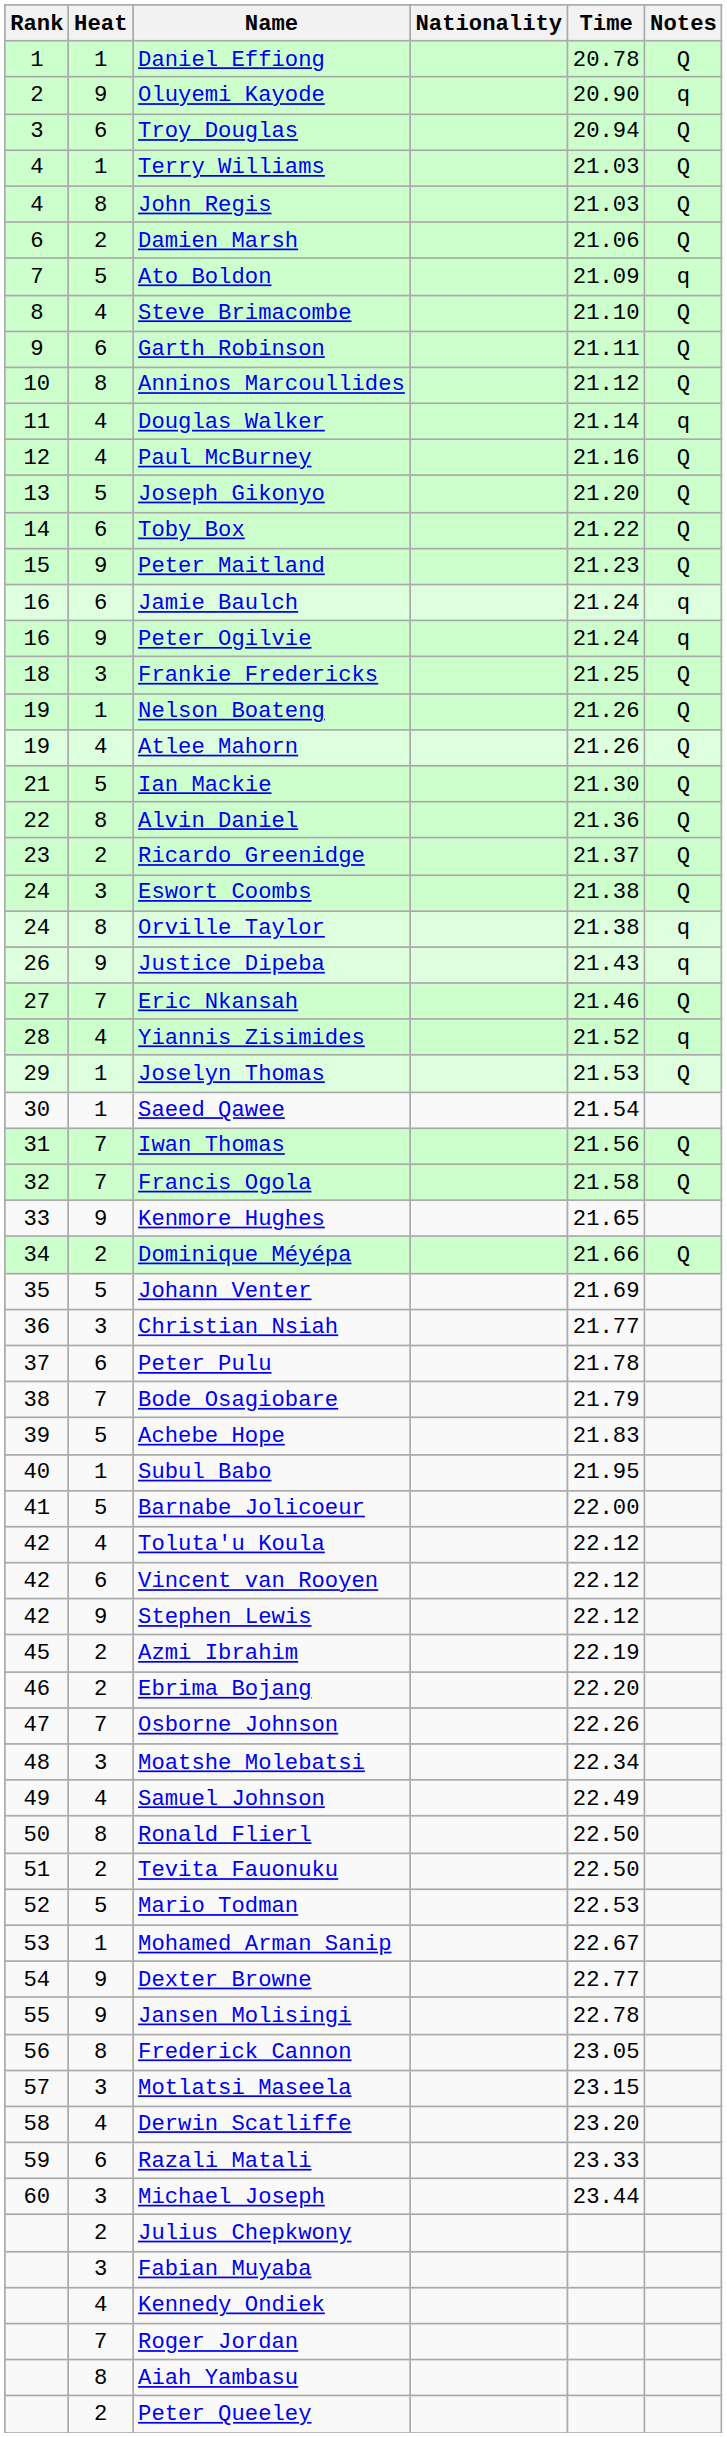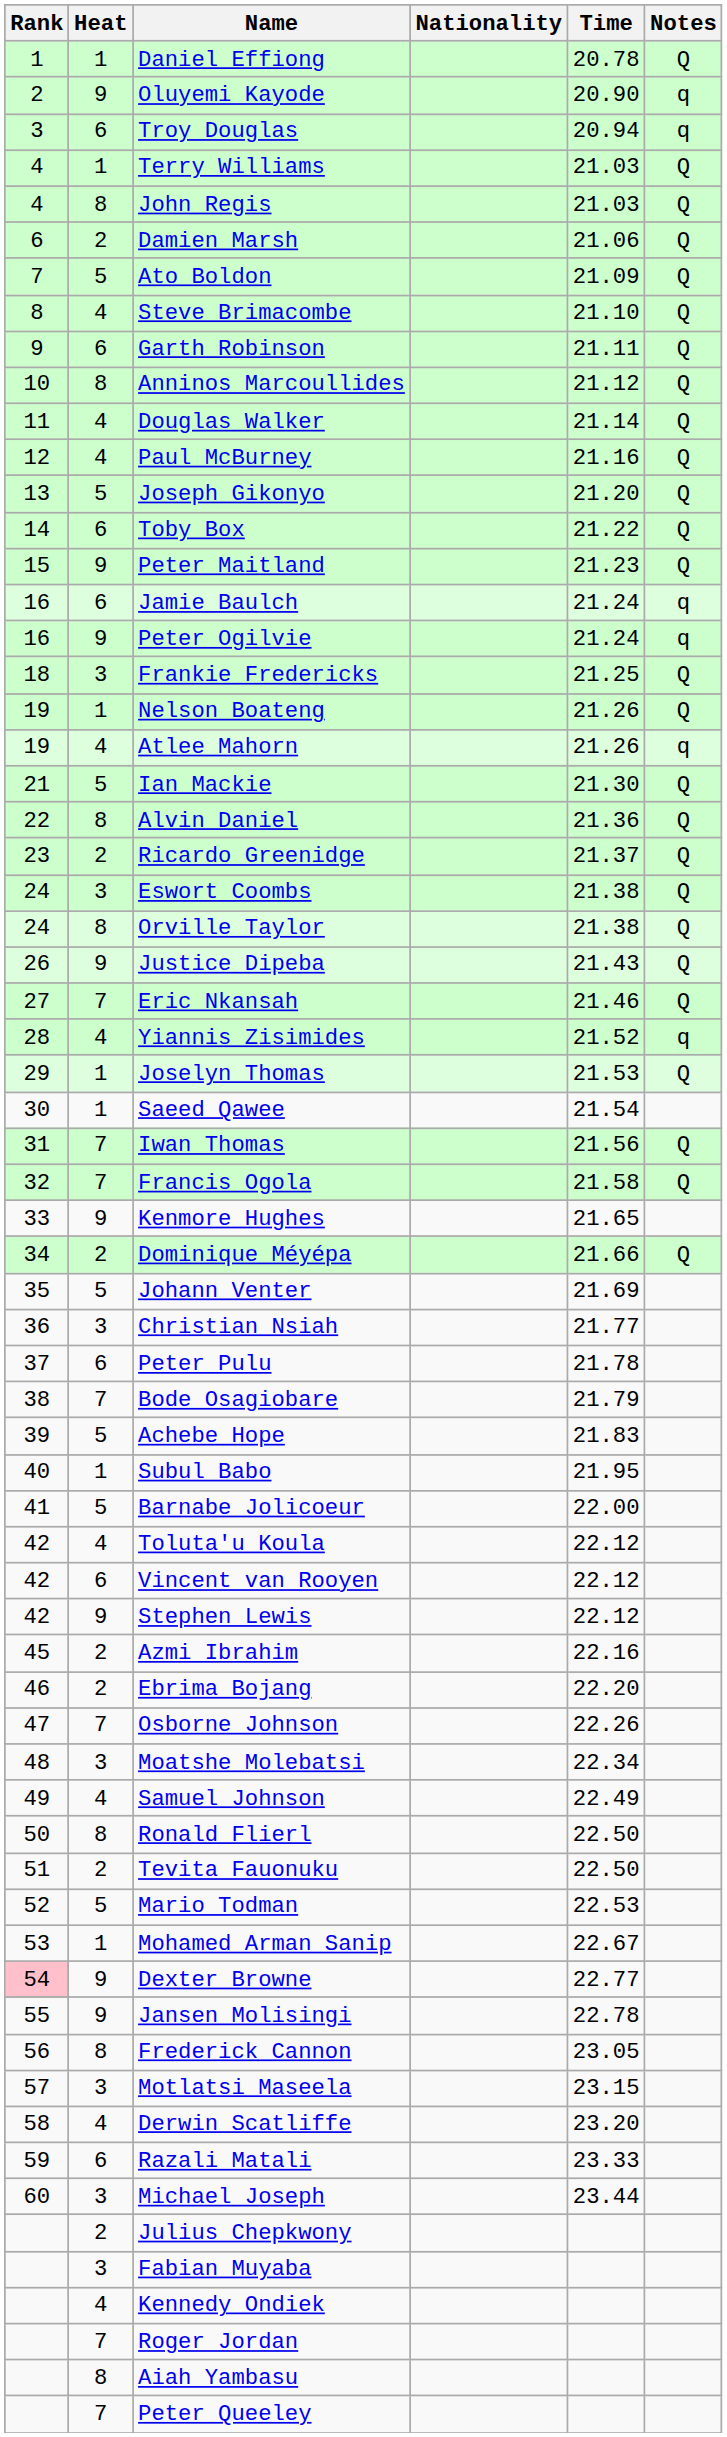(683, 132) Q -> (683, 132) q
(683, 277) q -> (683, 277) Q
(683, 422) q -> (683, 422) Q
(683, 748) Q -> (683, 748) q
(683, 929) q -> (683, 929) Q
(683, 965) q -> (683, 965) Q
(606, 1653) 22.19 -> (606, 1653) 22.16
(37, 1979) no background -> (37, 1979) pink background
(101, 2414) 2 -> (101, 2414) 7
